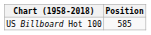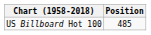(125, 24) 585 -> (125, 24) 485
